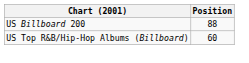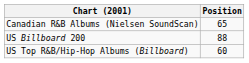+ row: (102, 24)
